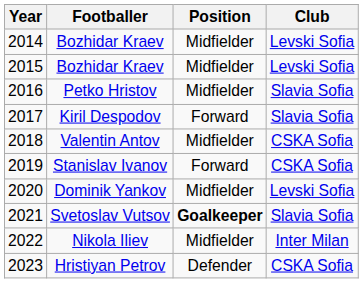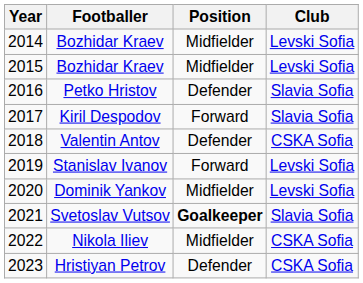(220, 91) Midfielder -> (220, 91) Defender
(220, 141) Midfielder -> (220, 141) Defender
(312, 166) CSKA Sofia -> (312, 166) Levski Sofia
(312, 240) Inter Milan -> (312, 240) CSKA Sofia
